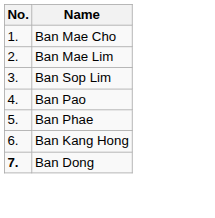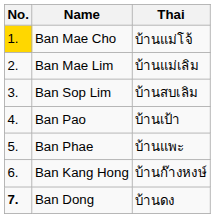+ column: (171, 15)
(13, 36) no background -> (13, 38) gold background
